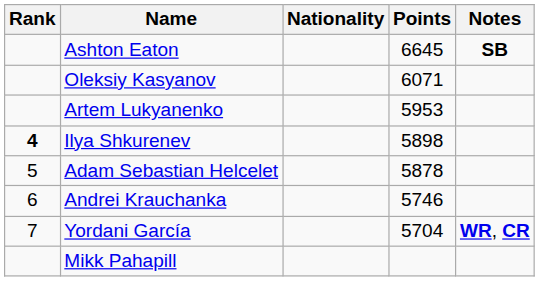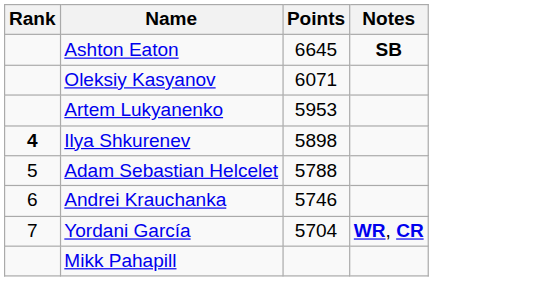- column: (336, 19)
(422, 170) 5878 -> (316, 170) 5788
